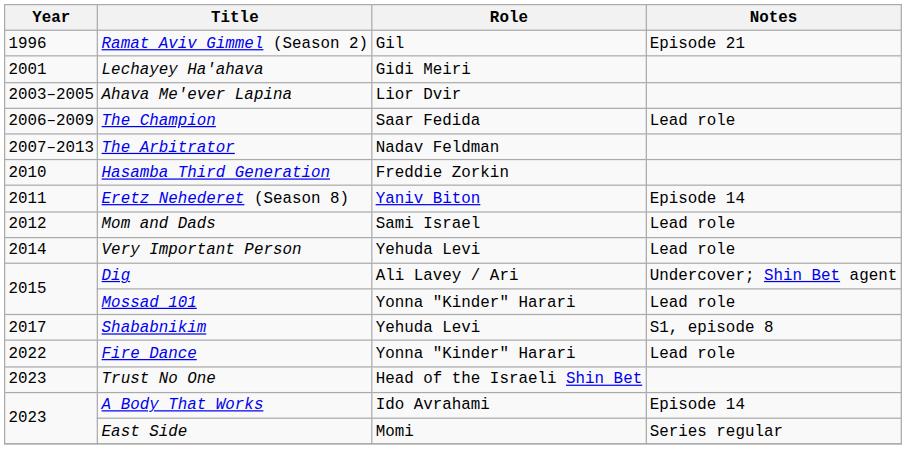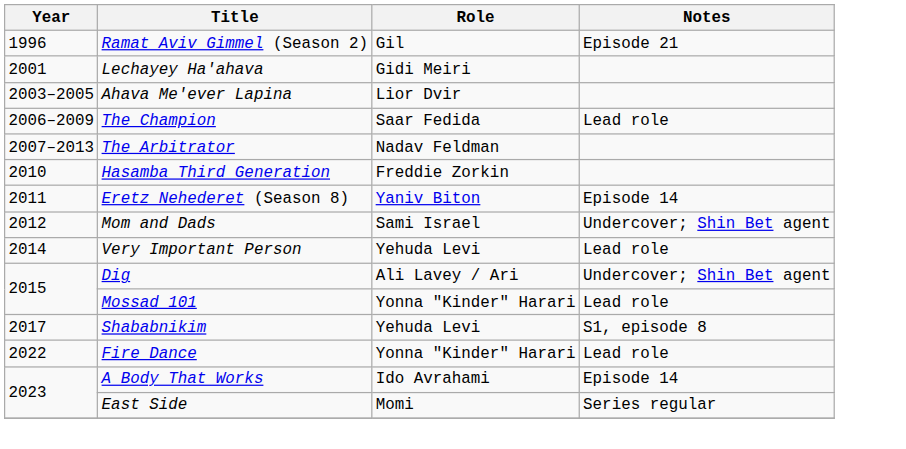(693, 224) Lead role -> (707, 224) Undercover; Shin Bet agent
- row: (159, 379)
